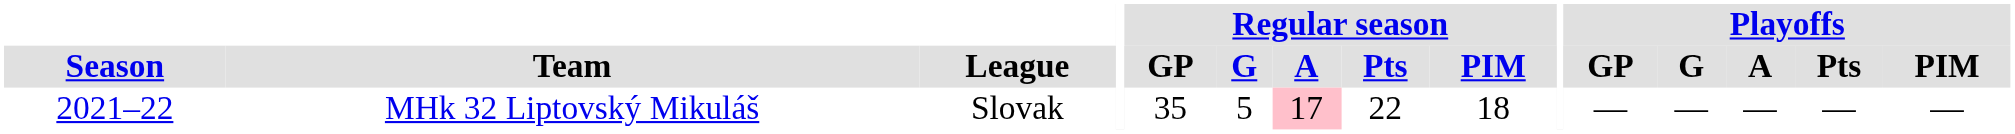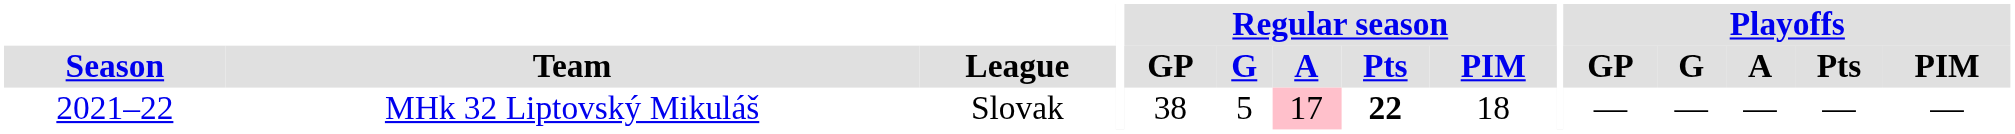(1170, 107) 35 -> (1170, 107) 38
(1385, 107) normal -> (1385, 107) bold
